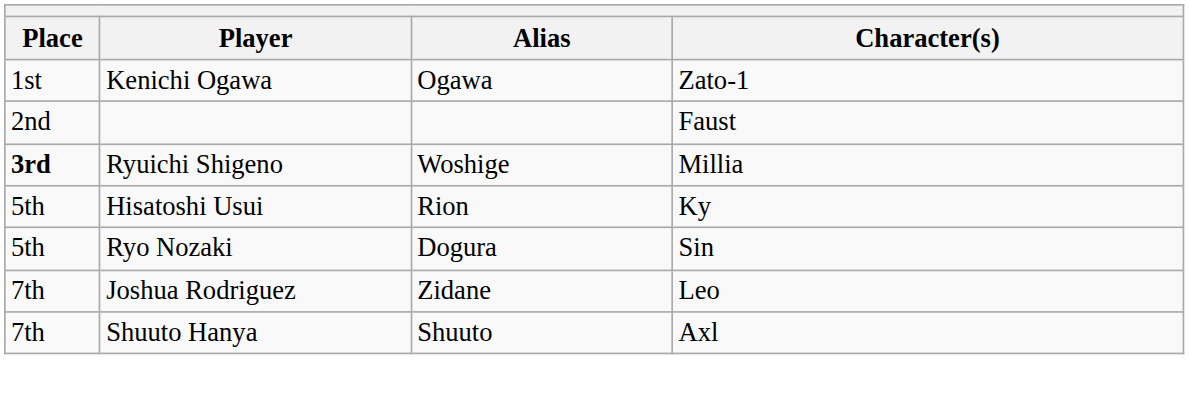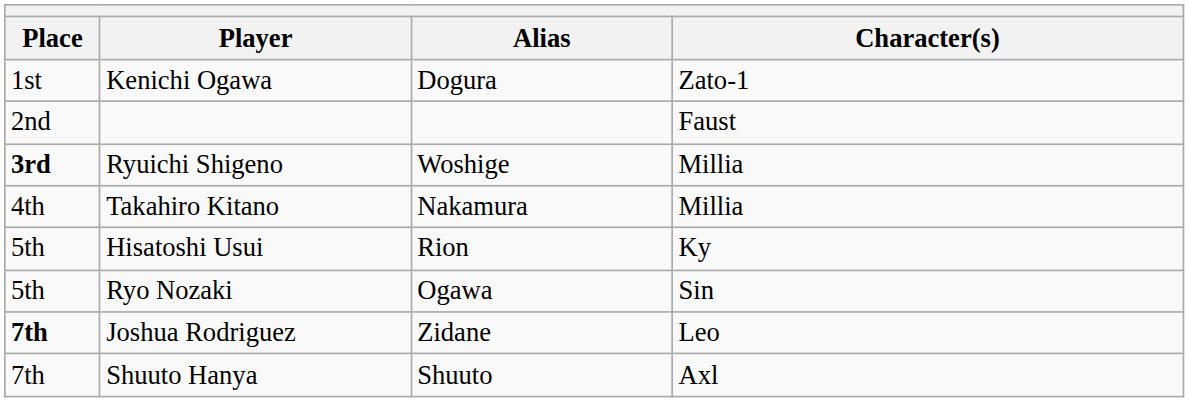(455, 79) Ogawa -> (457, 79) Dogura
+ row: (193, 206)
(457, 248) Dogura -> (455, 290) Ogawa
(28, 290) normal -> (29, 332) bold
